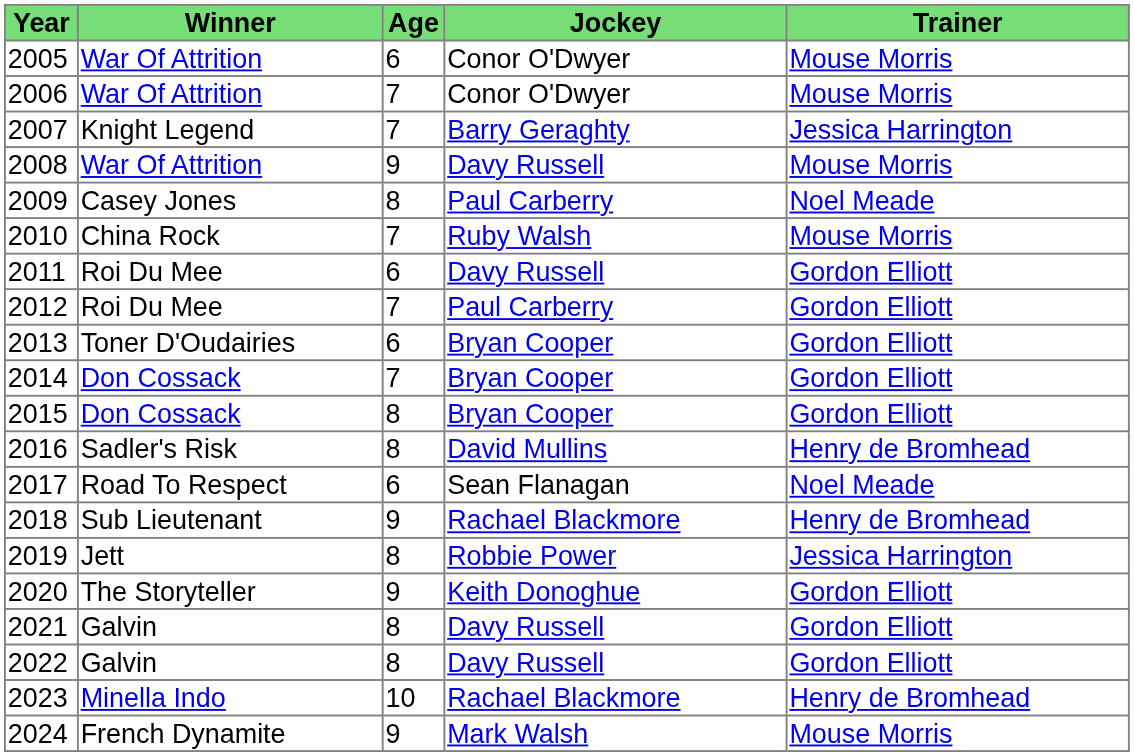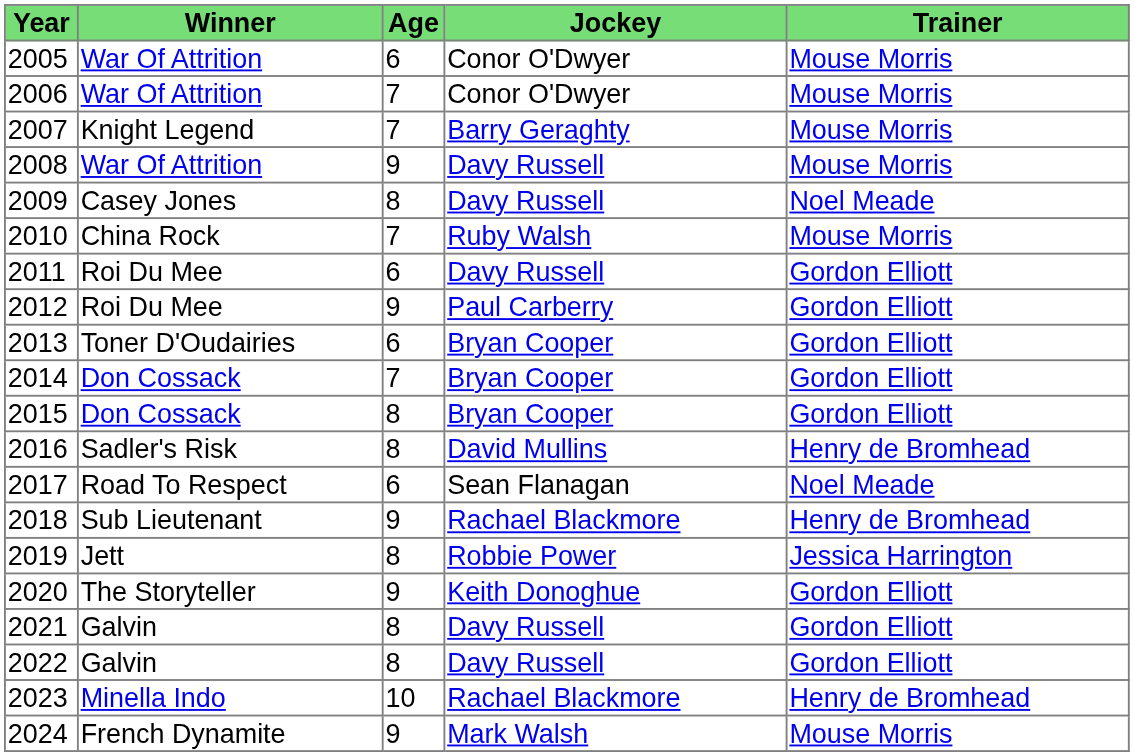(901, 129) Jessica Harrington -> (871, 129) Mouse Morris
(530, 200) Paul Carberry -> (526, 200) Davy Russell
(393, 307) 7 -> (393, 307) 9
